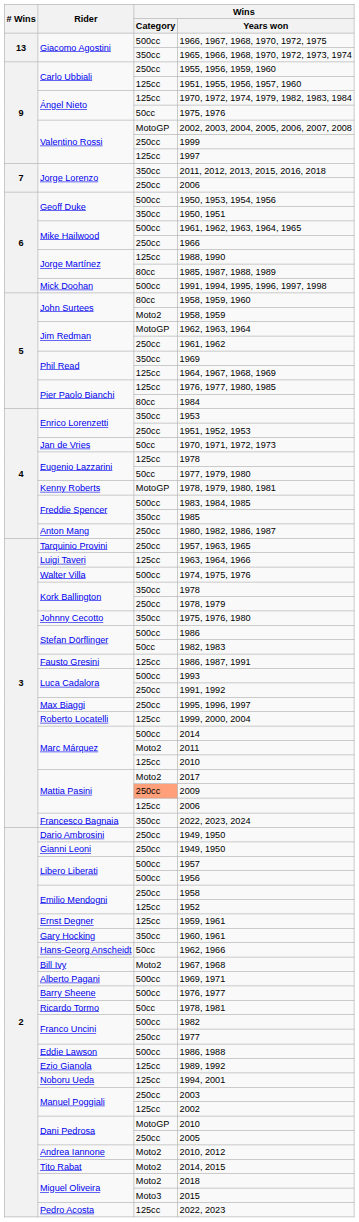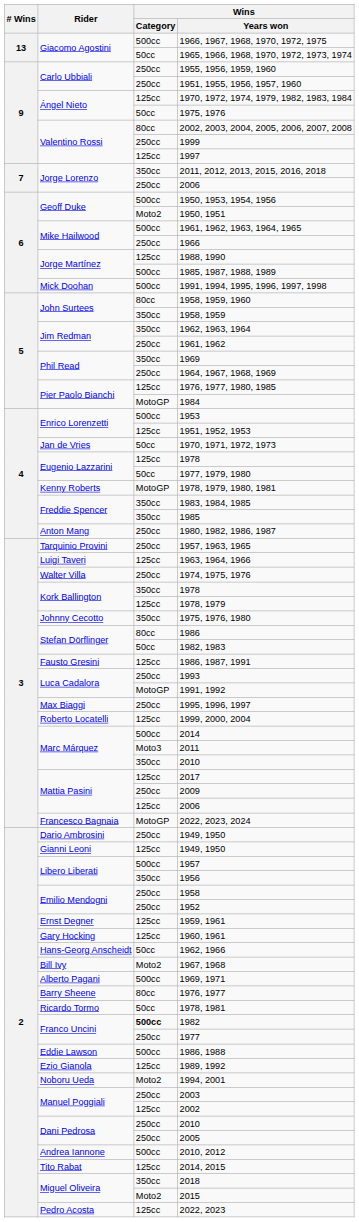(148, 55) 350cc -> (145, 55) 50cc
(148, 84) 125cc -> (148, 84) 250cc
(153, 127) MotoGP -> (145, 127) 80cc
(148, 214) 350cc -> (149, 214) Moto2
(145, 272) 80cc -> (148, 272) 500cc
(149, 315) Moto2 -> (148, 315) 350cc
(153, 329) MotoGP -> (148, 329) 350cc
(148, 373) 125cc -> (148, 373) 250cc
(145, 402) 80cc -> (153, 402) MotoGP
(148, 416) 350cc -> (148, 416) 500cc
(148, 430) 250cc -> (148, 430) 125cc
(148, 503) 500cc -> (148, 503) 350cc
(148, 575) 500cc -> (148, 575) 250cc
(148, 604) 250cc -> (148, 604) 125cc
(148, 633) 500cc -> (145, 633) 80cc
(148, 676) 500cc -> (148, 676) 250cc
(148, 690) 250cc -> (153, 690) MotoGP
(149, 748) Moto2 -> (149, 748) Moto3
(148, 762) 125cc -> (148, 762) 350cc
(149, 777) Moto2 -> (148, 777) 125cc
(148, 791) lightsalmon background -> (148, 791) no background
(148, 820) 350cc -> (153, 820) MotoGP
(148, 849) 250cc -> (148, 849) 125cc
(148, 878) 500cc -> (148, 878) 350cc
(148, 907) 125cc -> (148, 907) 250cc
(148, 936) 350cc -> (148, 936) 125cc
(148, 993) 500cc -> (145, 993) 80cc
(148, 1022) normal -> (149, 1022) bold
(148, 1080) 125cc -> (149, 1080) Moto2
(153, 1123) MotoGP -> (148, 1123) 250cc
(149, 1152) Moto2 -> (148, 1152) 500cc
(149, 1167) Moto2 -> (148, 1167) 125cc
(149, 1181) Moto2 -> (148, 1181) 350cc
(149, 1196) Moto3 -> (149, 1196) Moto2
